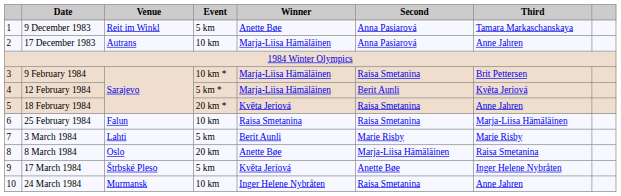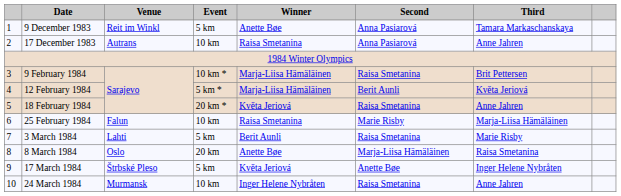(285, 43) Marja-Liisa Hämäläinen -> (271, 43) Raisa Smetanina
(389, 121) Raisa Smetanina -> (381, 121) Marie Risby
(381, 137) Marie Risby -> (389, 137) Raisa Smetanina
